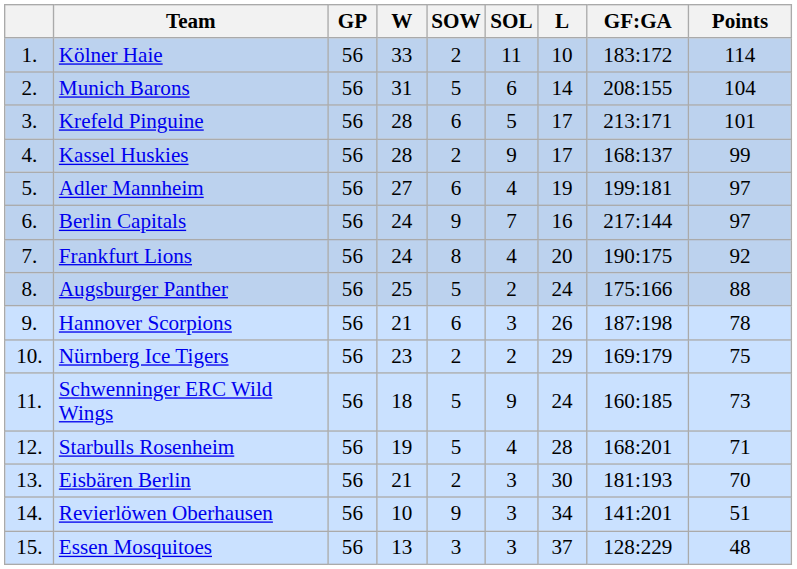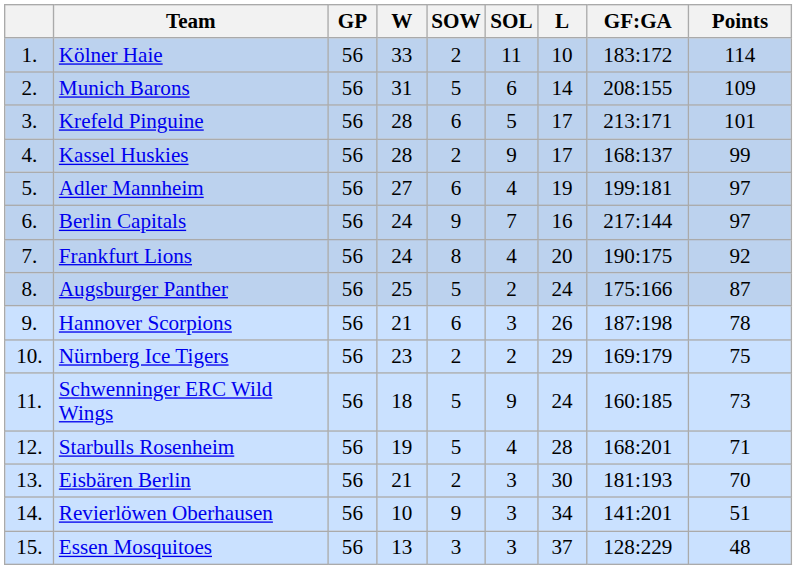(740, 88) 104 -> (740, 88) 109
(740, 289) 88 -> (740, 289) 87
